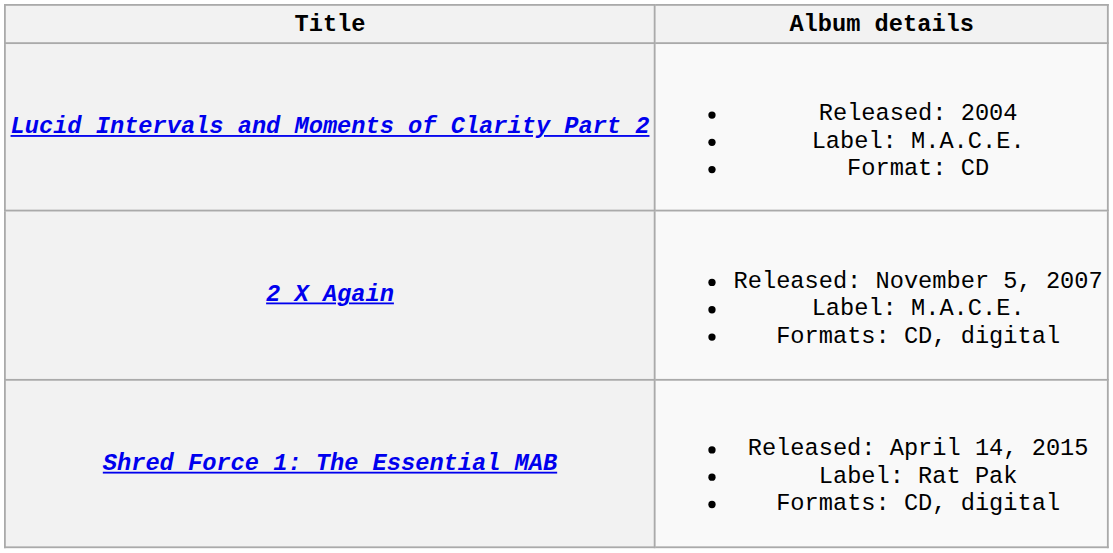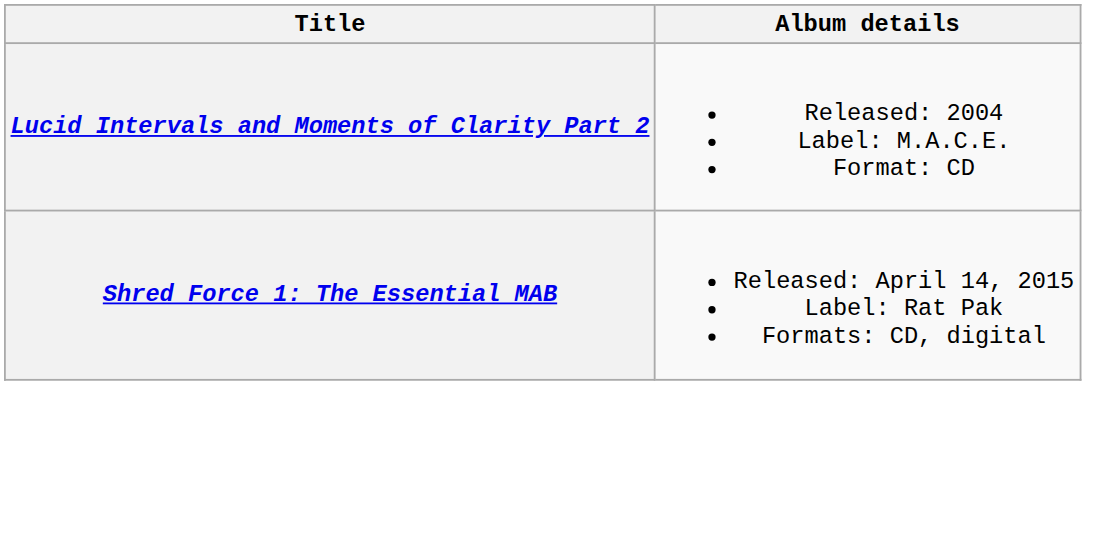- row: (330, 295)
